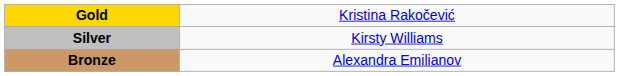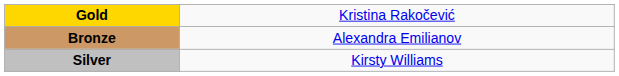rows swapped: (92, 37) <-> (92, 60)
